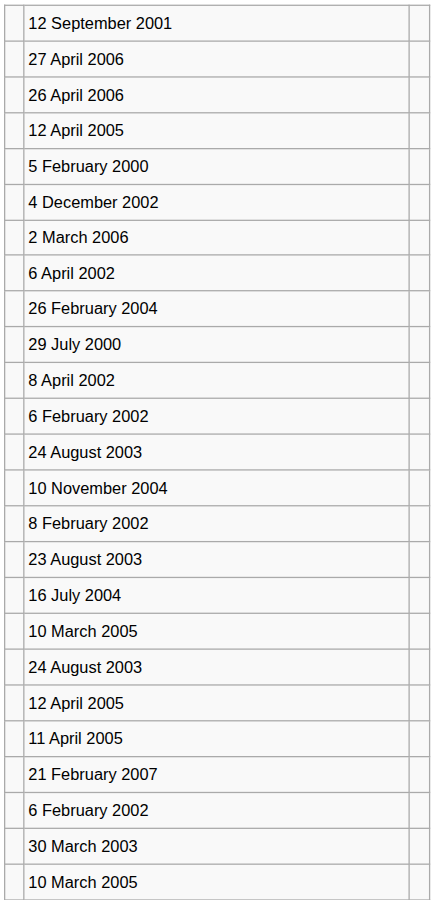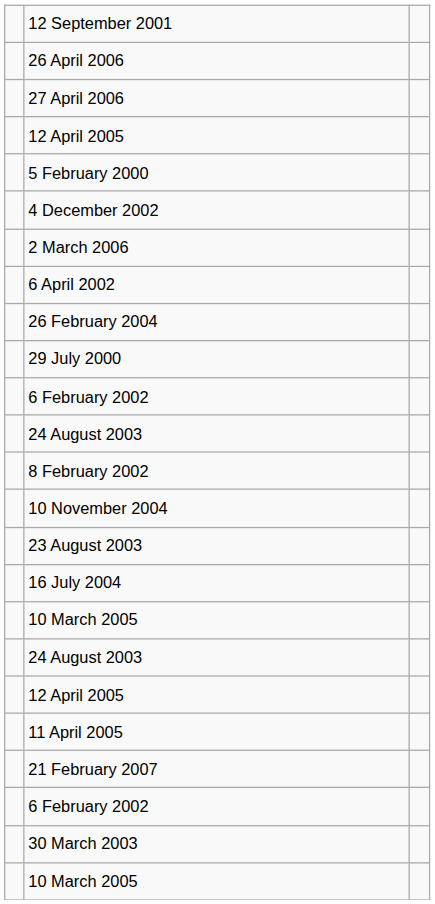rows swapped: (15, 94) <-> (15, 59)
- row: (15, 381)
rows swapped: (15, 488) <-> (15, 524)
